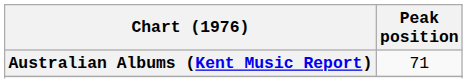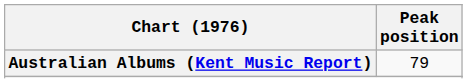(419, 64) 71 -> (419, 64) 79
